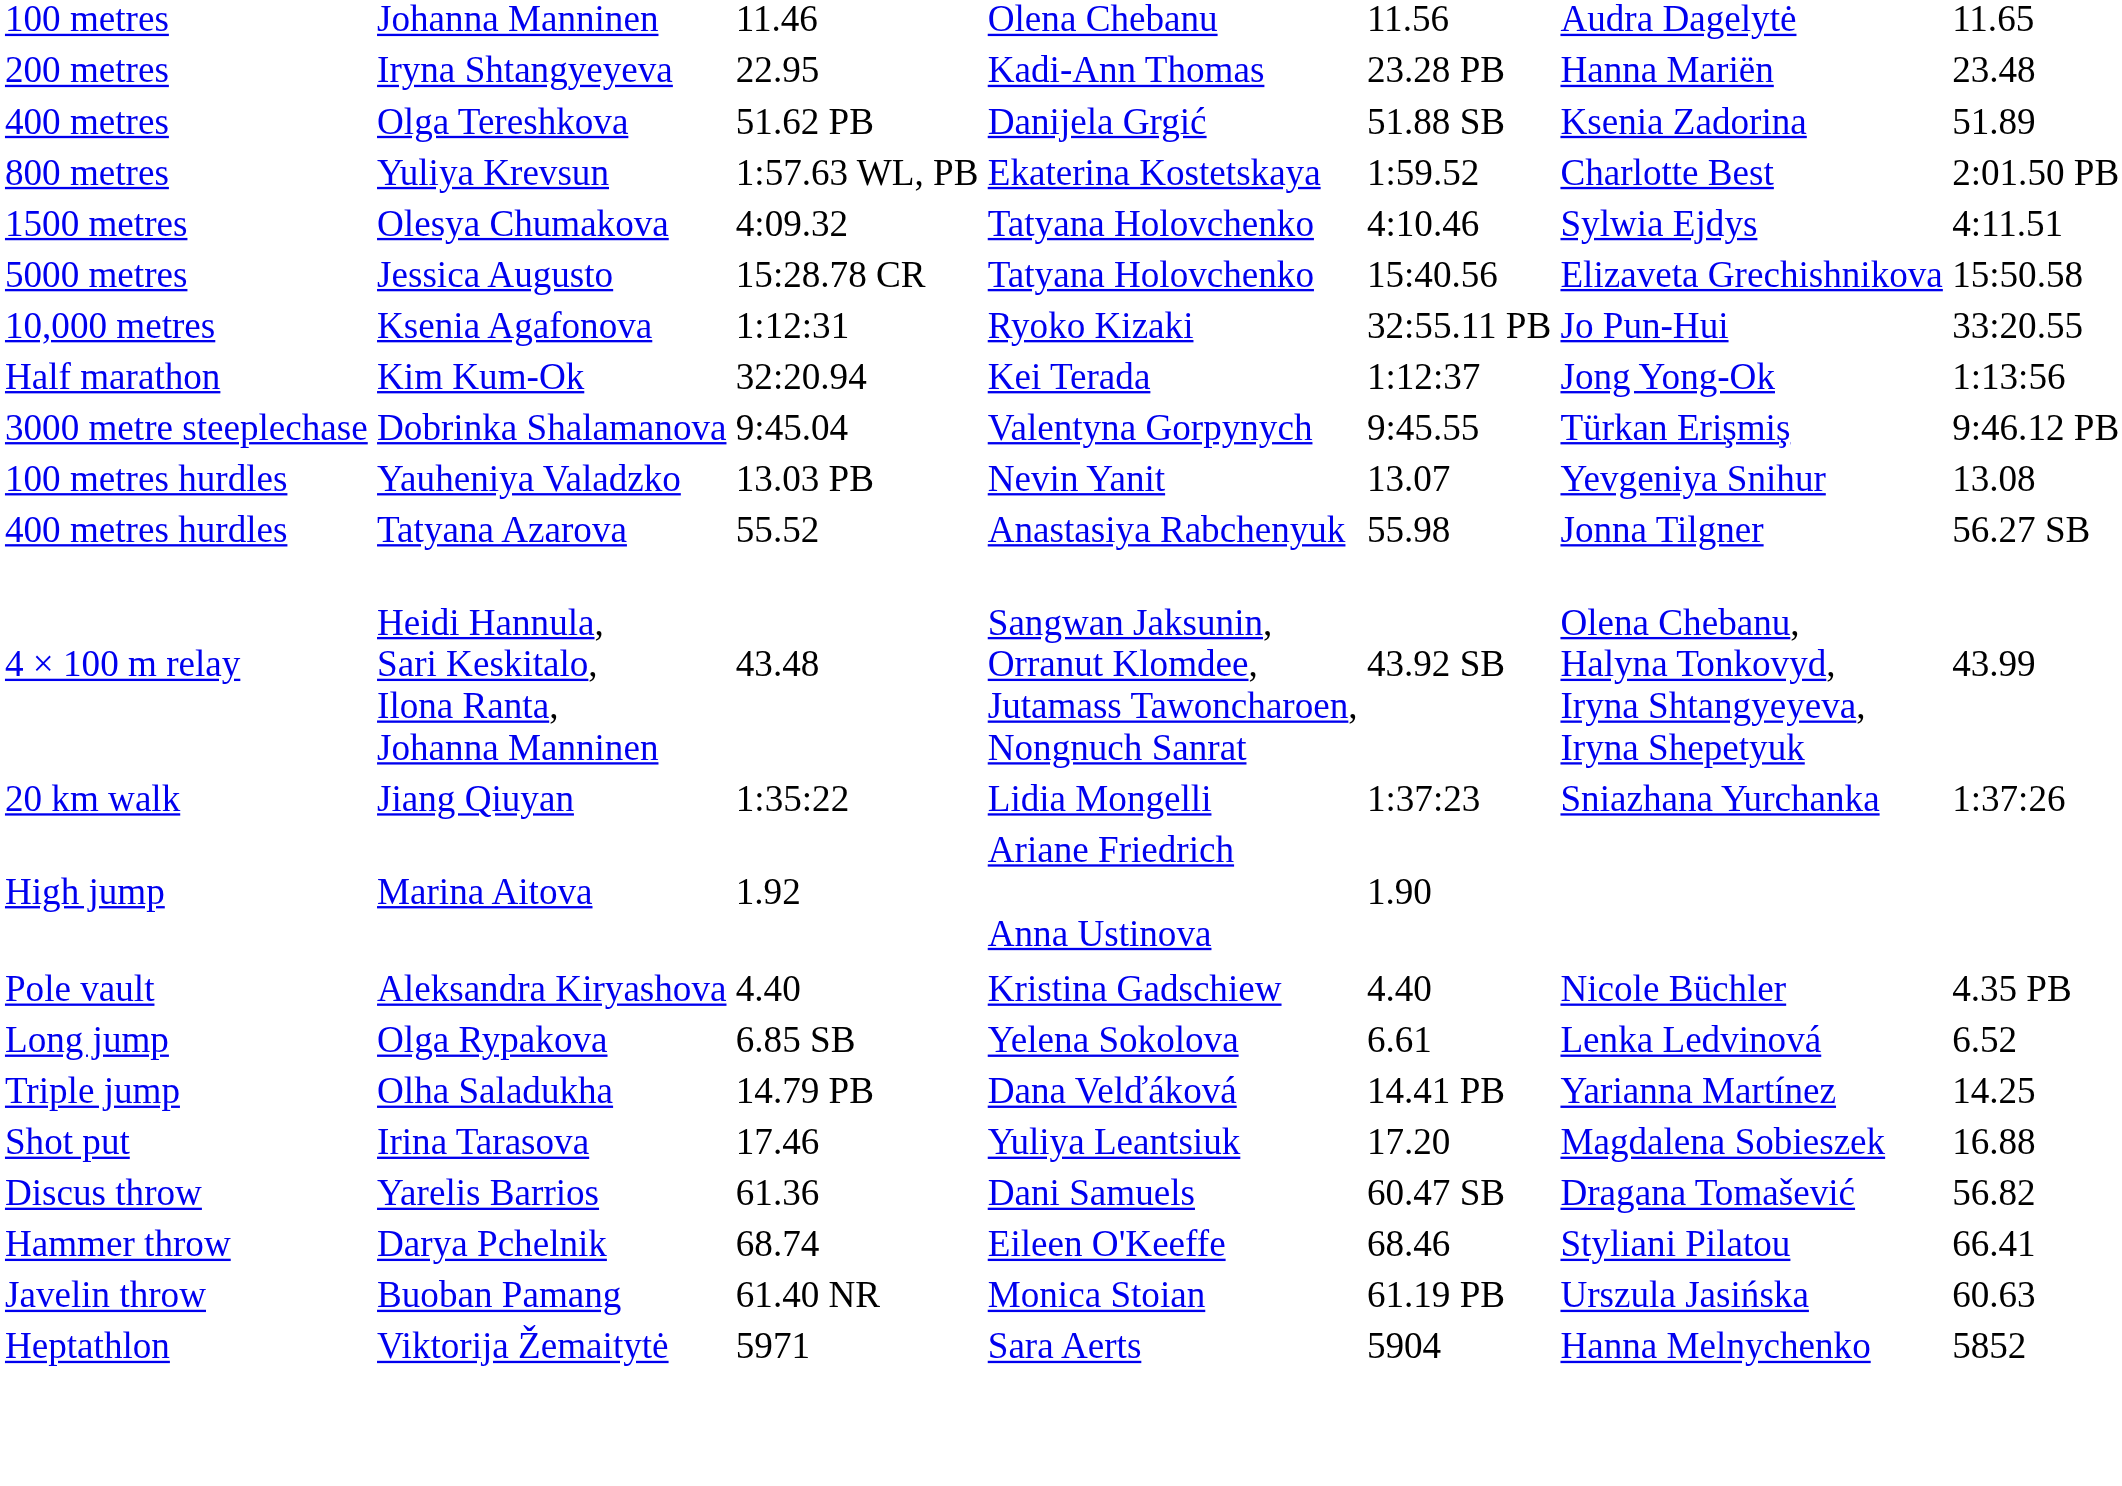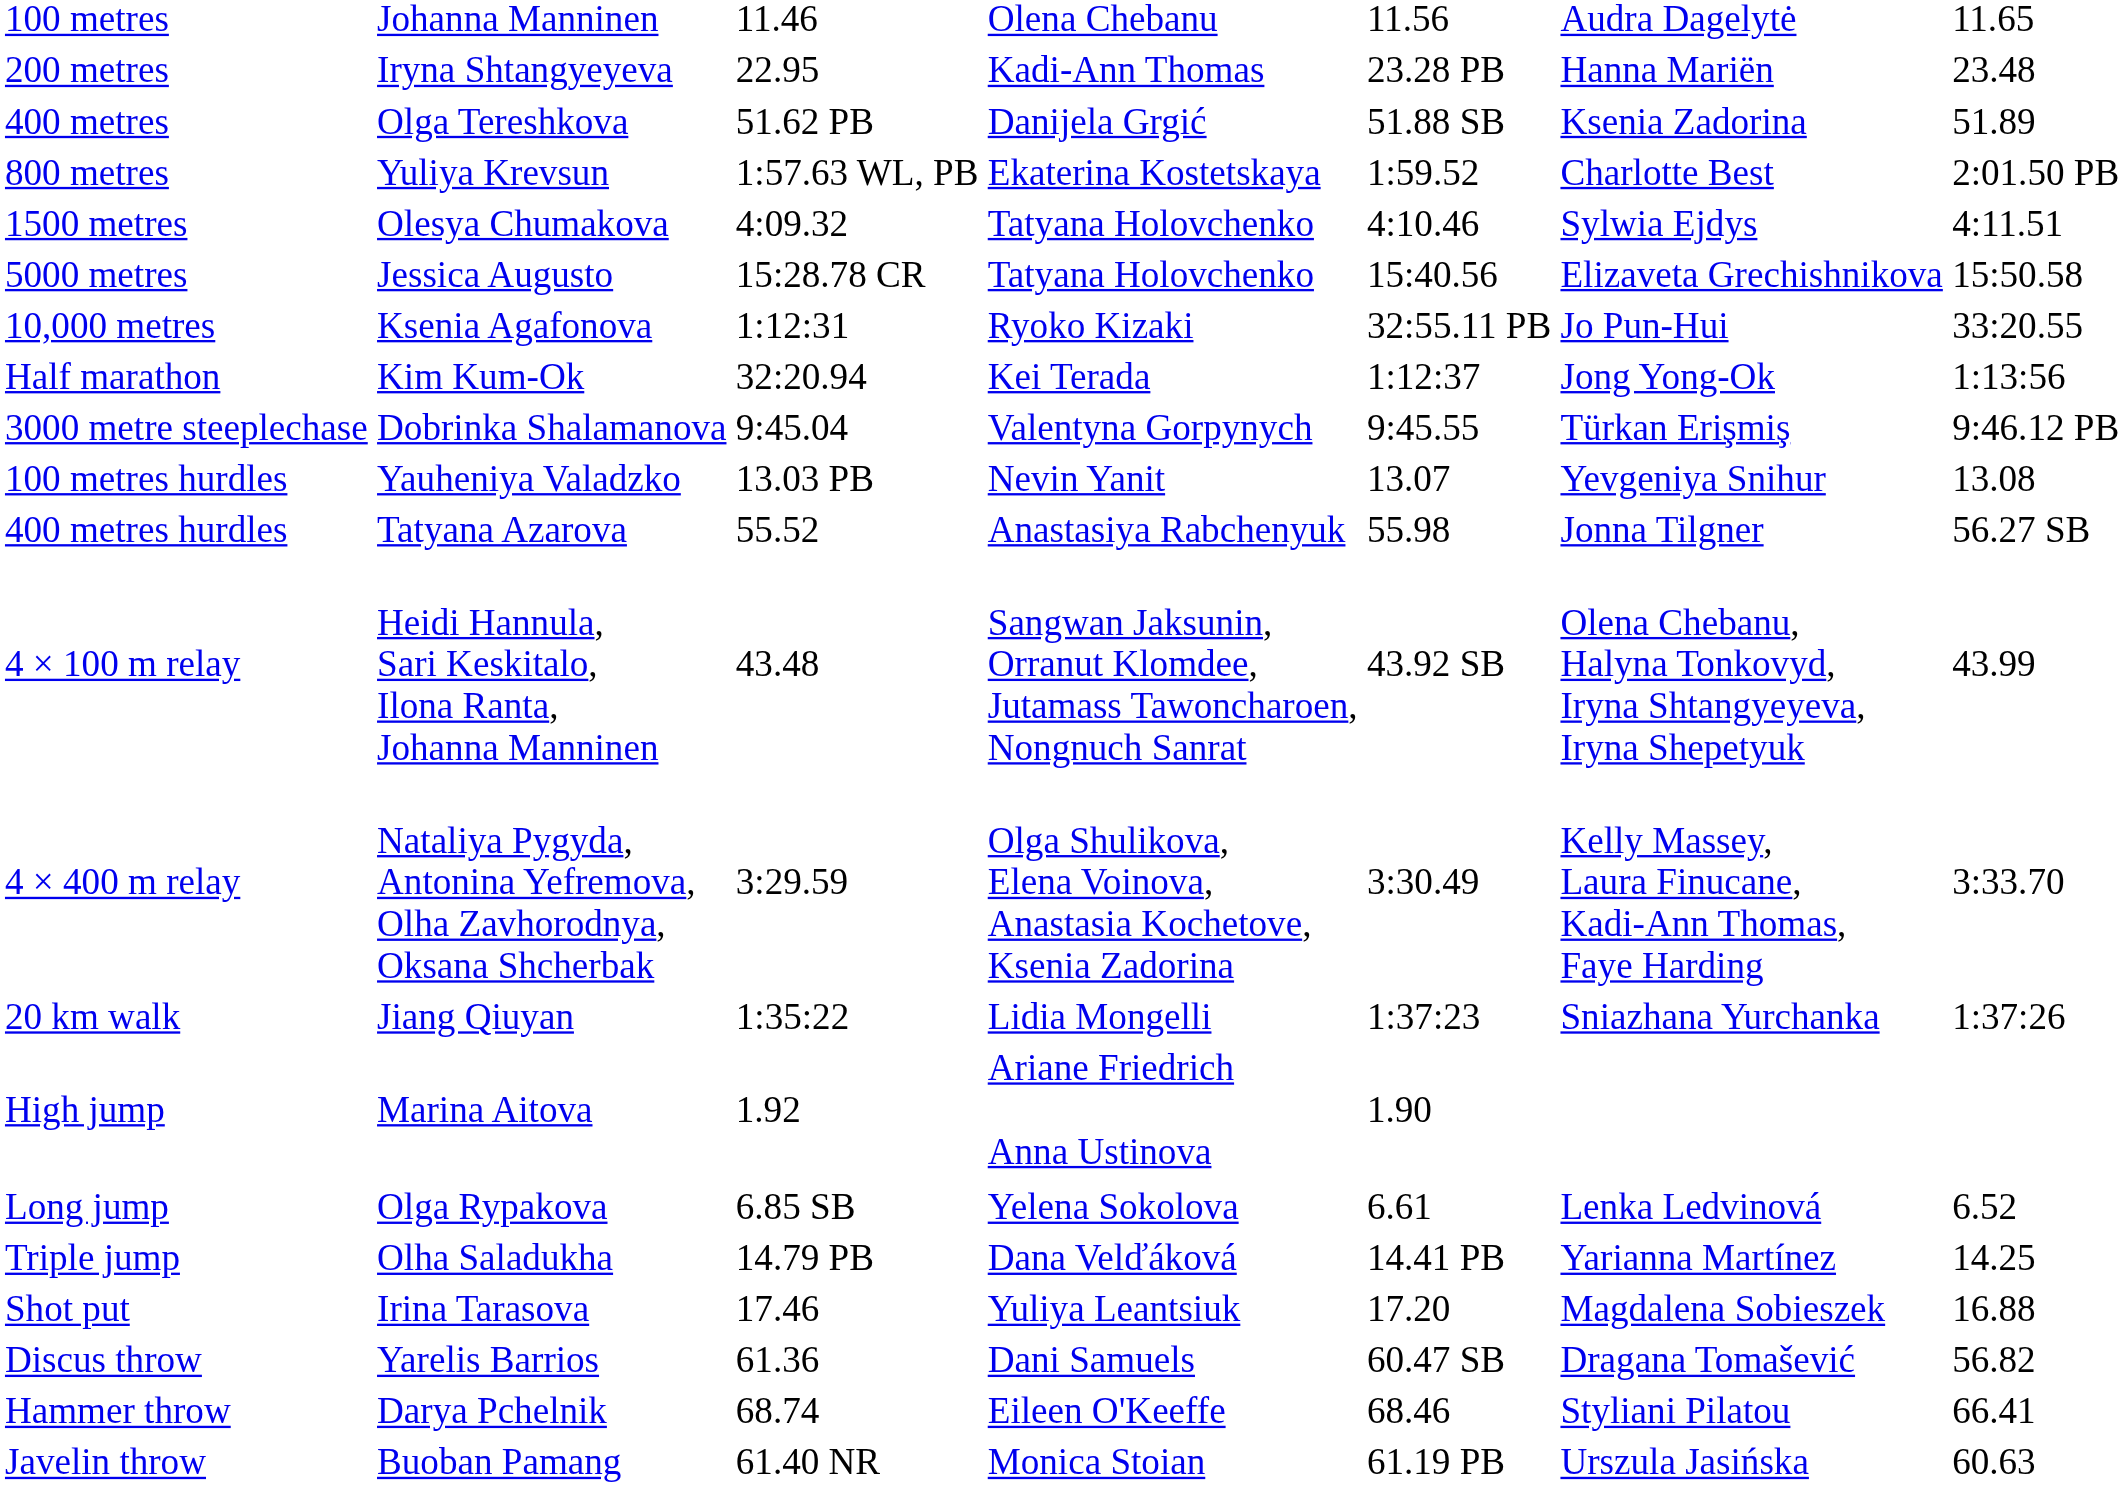+ row: (123, 882)
- row: (80, 988)
- row: (87, 1346)
